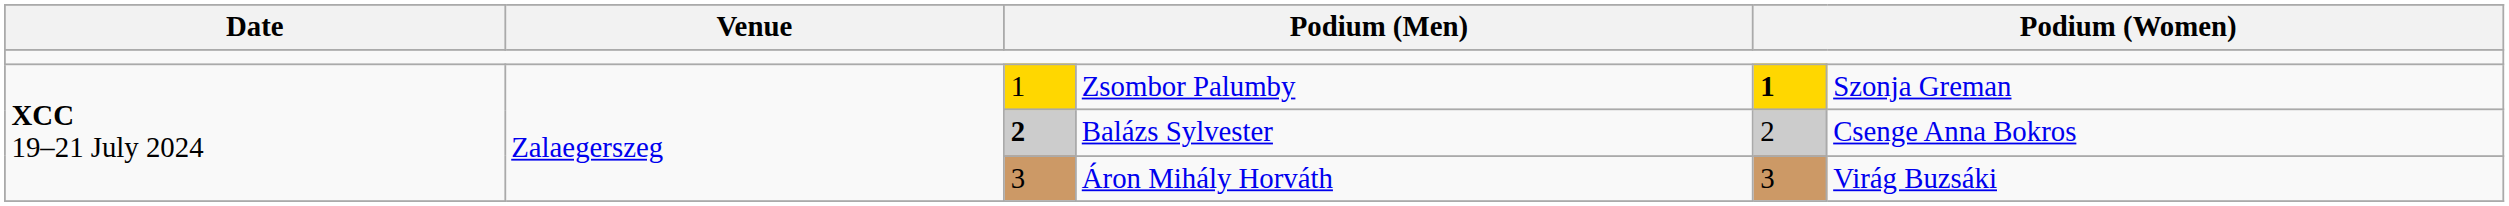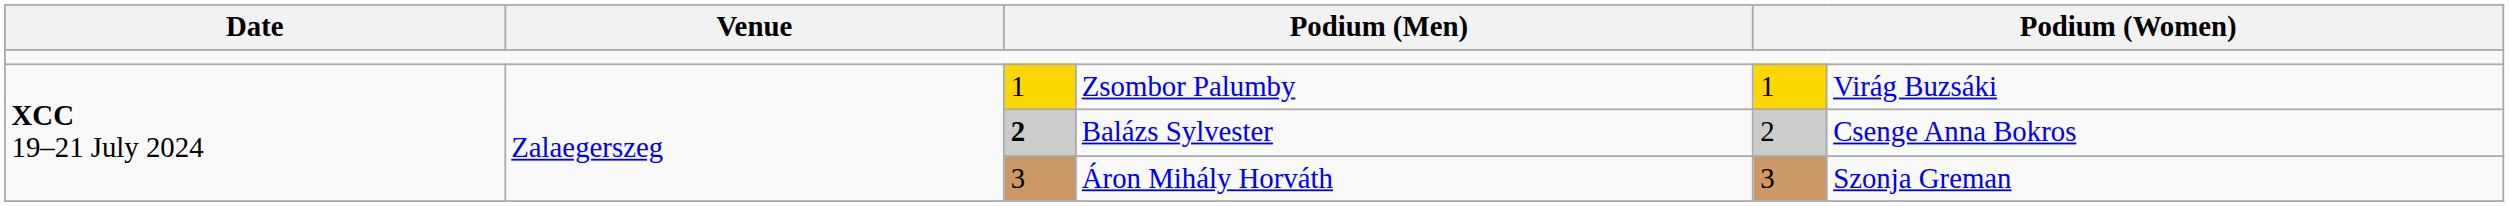(1767, 86) bold -> (1767, 86) normal
(1922, 86) Szonja Greman -> (1915, 86) Virág Buzsáki
(1915, 177) Virág Buzsáki -> (1922, 177) Szonja Greman
